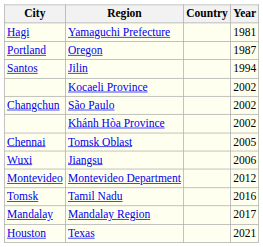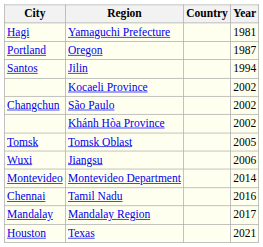(26, 142) Chennai -> (23, 142) Tomsk
(245, 178) 2012 -> (245, 178) 2014
(23, 196) Tomsk -> (26, 196) Chennai
